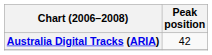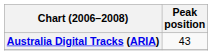(185, 41) 42 -> (185, 41) 43
